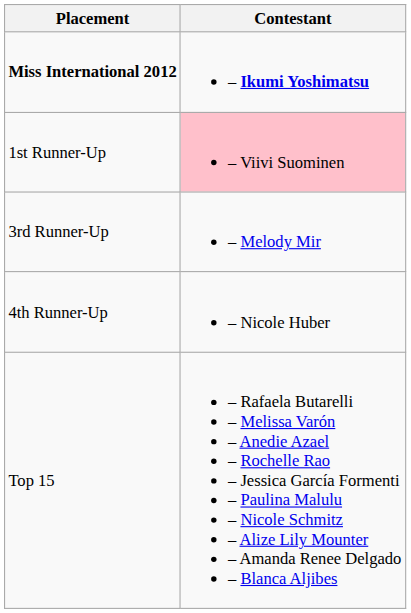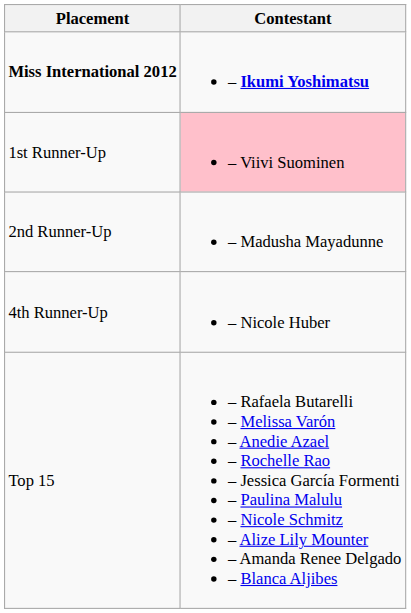+ row: (60, 232)
- row: (59, 232)
